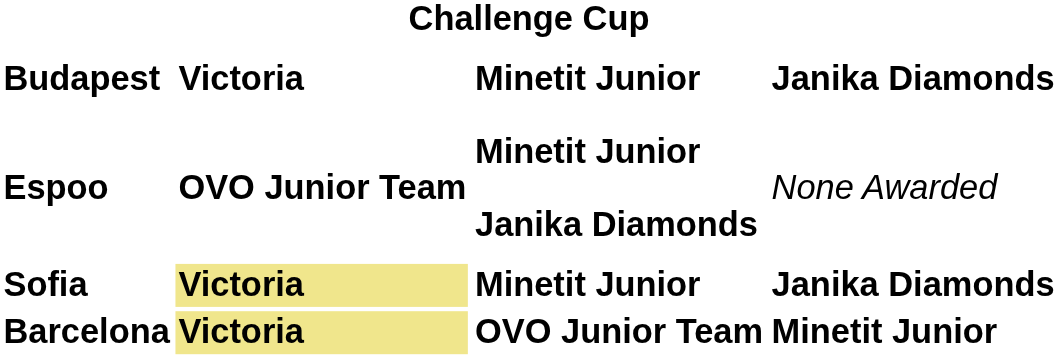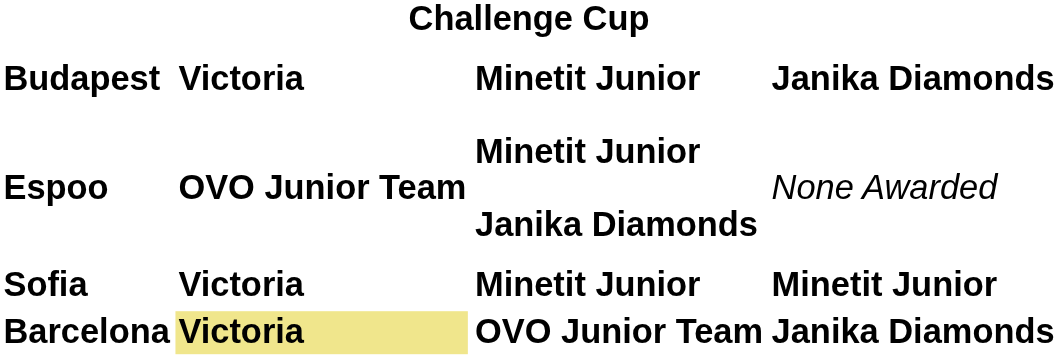(241, 284) khaki background -> (241, 284) no background
(913, 284) Janika Diamonds -> (884, 284) Minetit Junior
(884, 332) Minetit Junior -> (913, 332) Janika Diamonds
